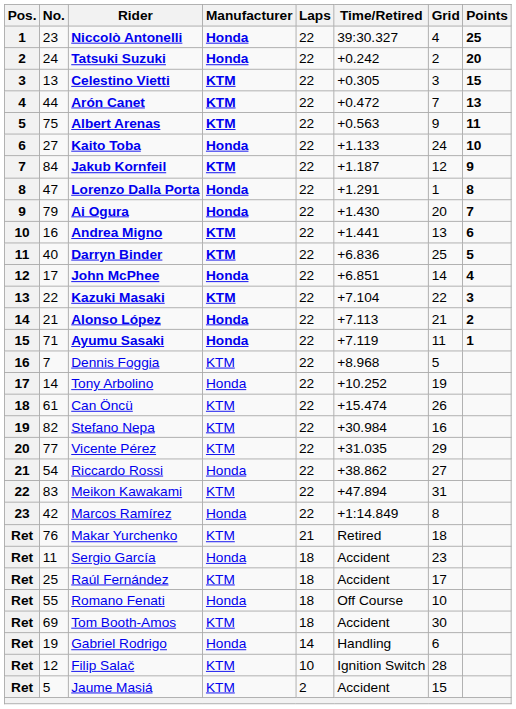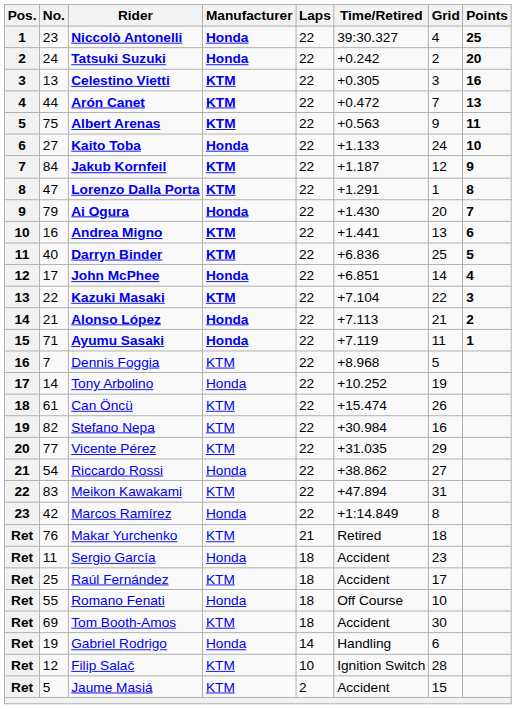(474, 80) 15 -> (474, 80) 16
(227, 189) Honda -> (221, 189) KTM
